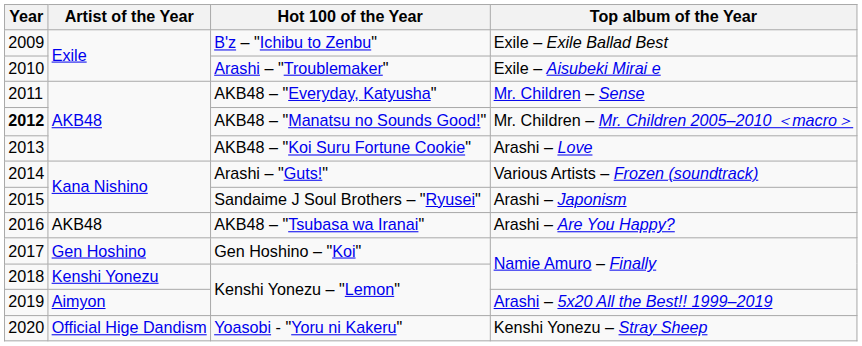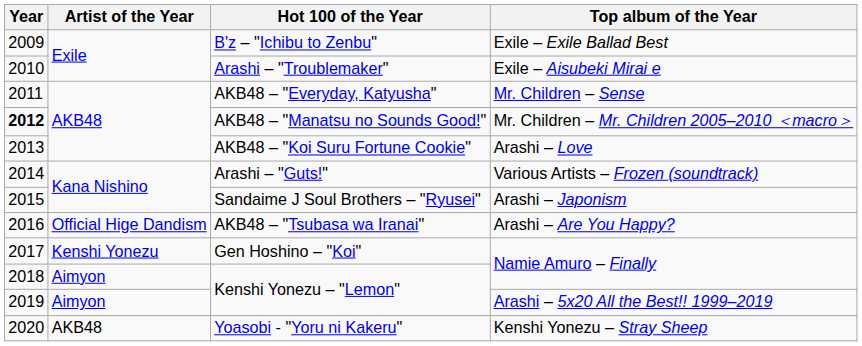(77, 225) AKB48 -> (129, 225) Official Hige Dandism
(99, 251) Gen Hoshino -> (105, 251) Kenshi Yonezu
(105, 276) Kenshi Yonezu -> (79, 276) Aimyon
(129, 327) Official Hige Dandism -> (77, 327) AKB48
